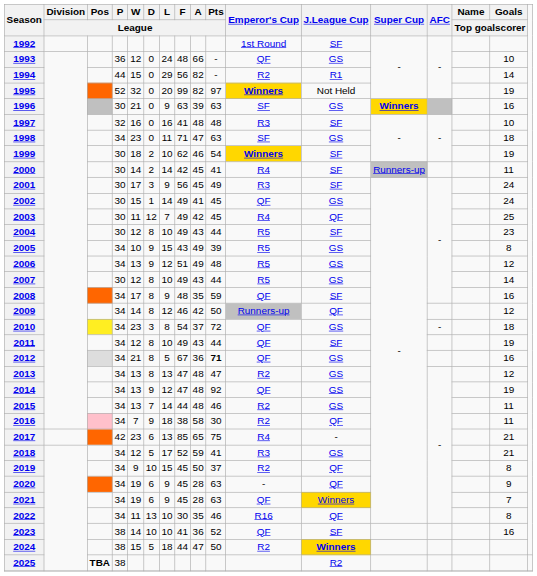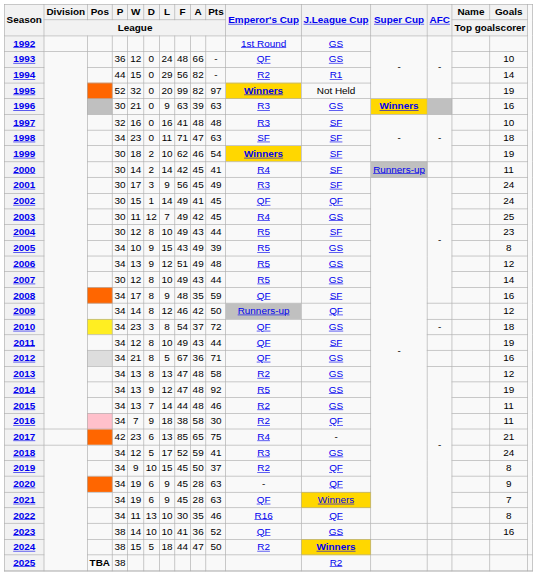(336, 43) SF -> (336, 43) GS
(264, 106) SF -> (264, 106) R3
(336, 138) GS -> (336, 138) SF
(336, 201) GS -> (336, 201) QF
(336, 216) QF -> (336, 216) GS
(216, 358) bold -> (216, 358) normal
(216, 374) 47 -> (216, 374) 58
(264, 389) QF -> (264, 389) R5
(509, 452) 21 -> (509, 452) 24
(336, 531) SF -> (336, 531) GS
